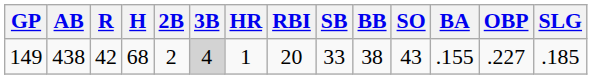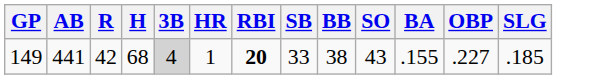- column: (171, 21)
(69, 56) 438 -> (69, 56) 441
(291, 56) normal -> (256, 56) bold
